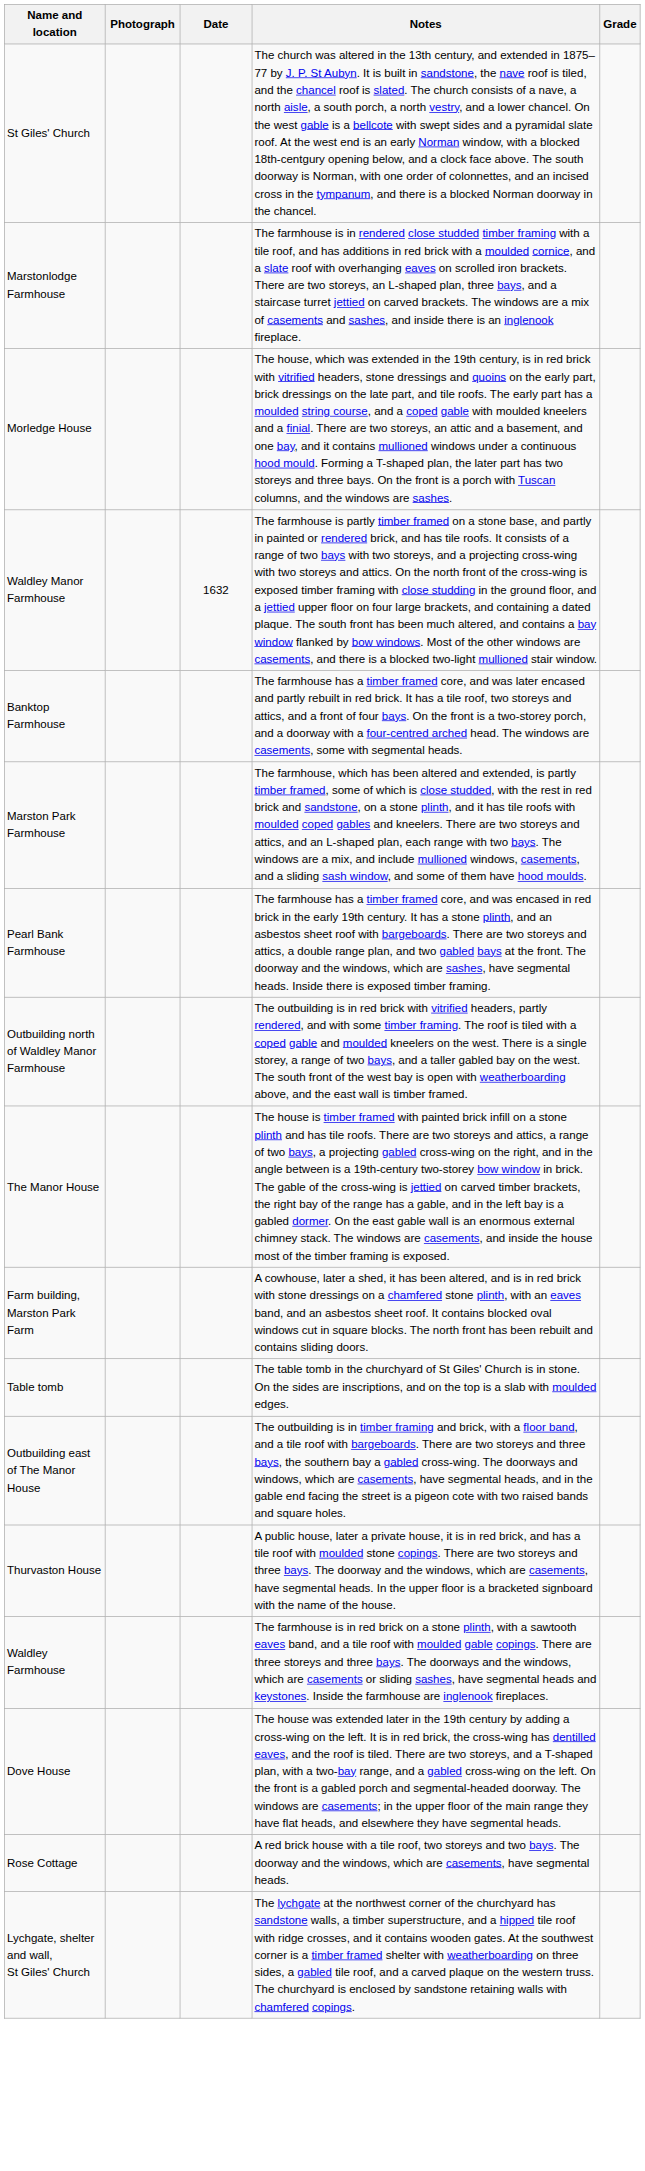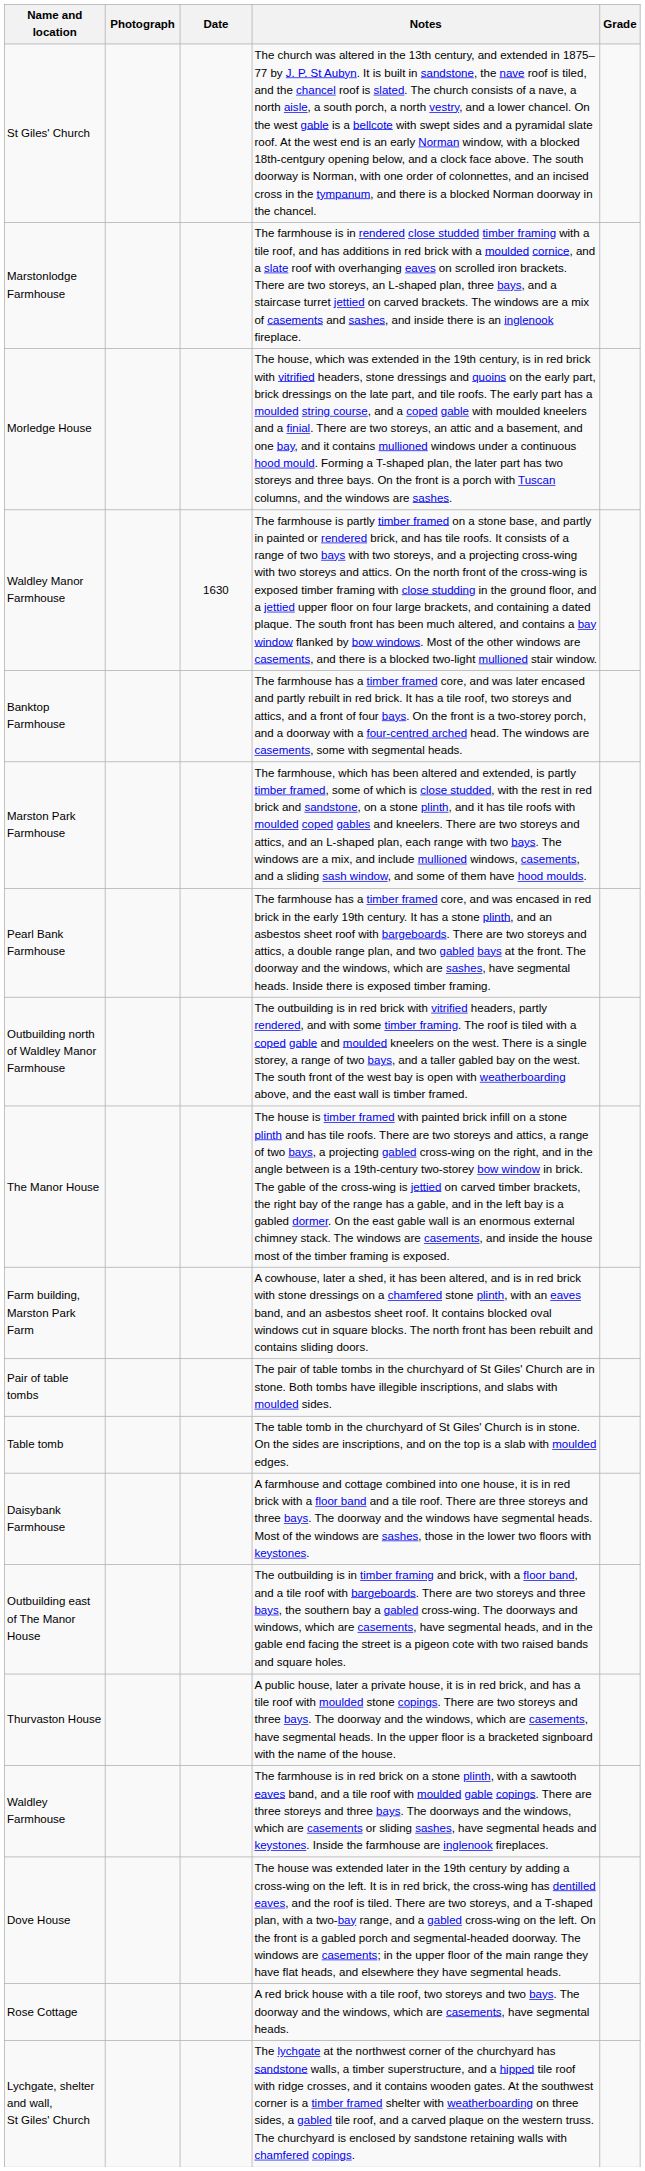(216, 589) 1632 -> (216, 589) 1630
+ row: (38, 1387)
+ row: (36, 1519)
